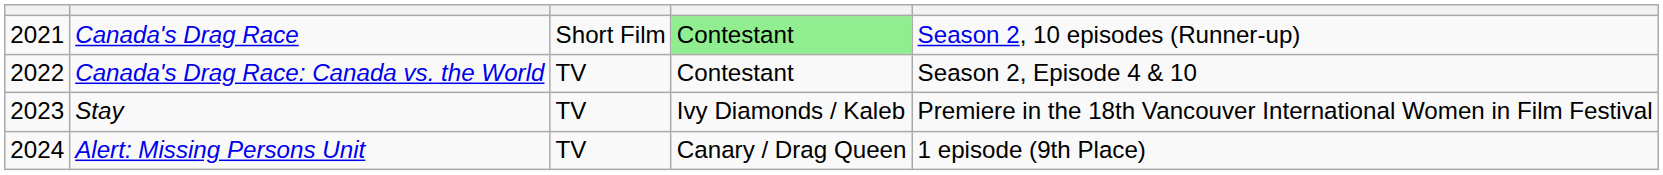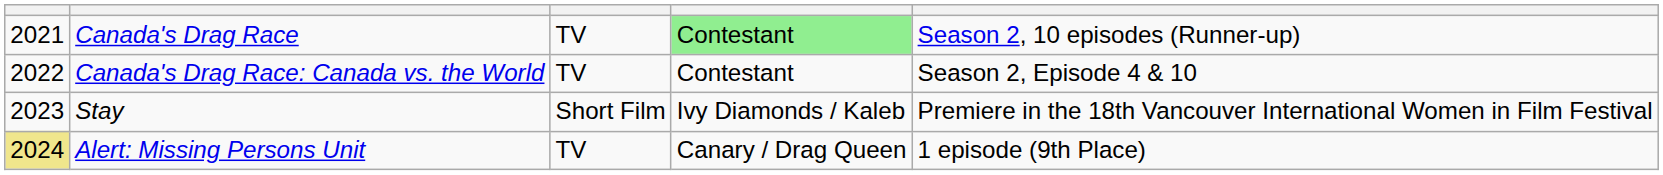(611, 34) Short Film -> (571, 34) TV
(571, 111) TV -> (611, 111) Short Film
(37, 149) no background -> (37, 149) khaki background
